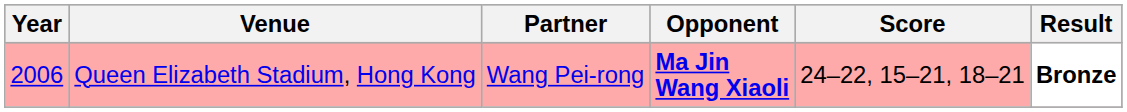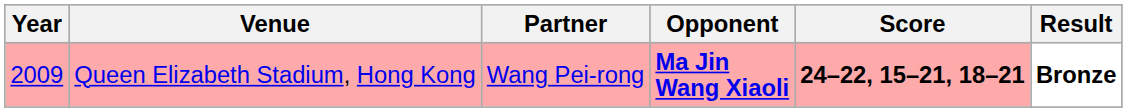(37, 75) 2006 -> (37, 75) 2009
(913, 75) normal -> (913, 75) bold
